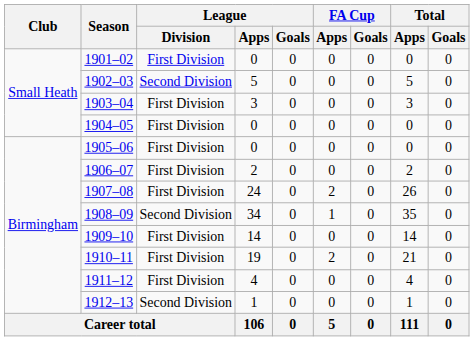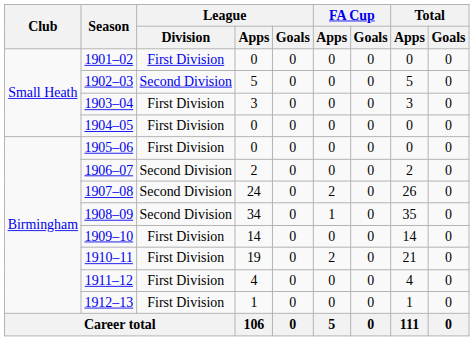(186, 170) First Division -> (186, 170) Second Division
(186, 192) First Division -> (186, 192) Second Division
(186, 302) Second Division -> (186, 302) First Division
